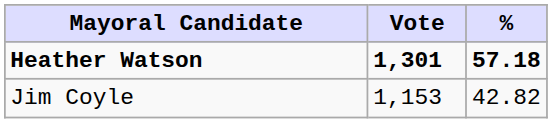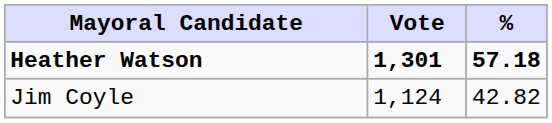(408, 98) 1,153 -> (408, 98) 1,124
